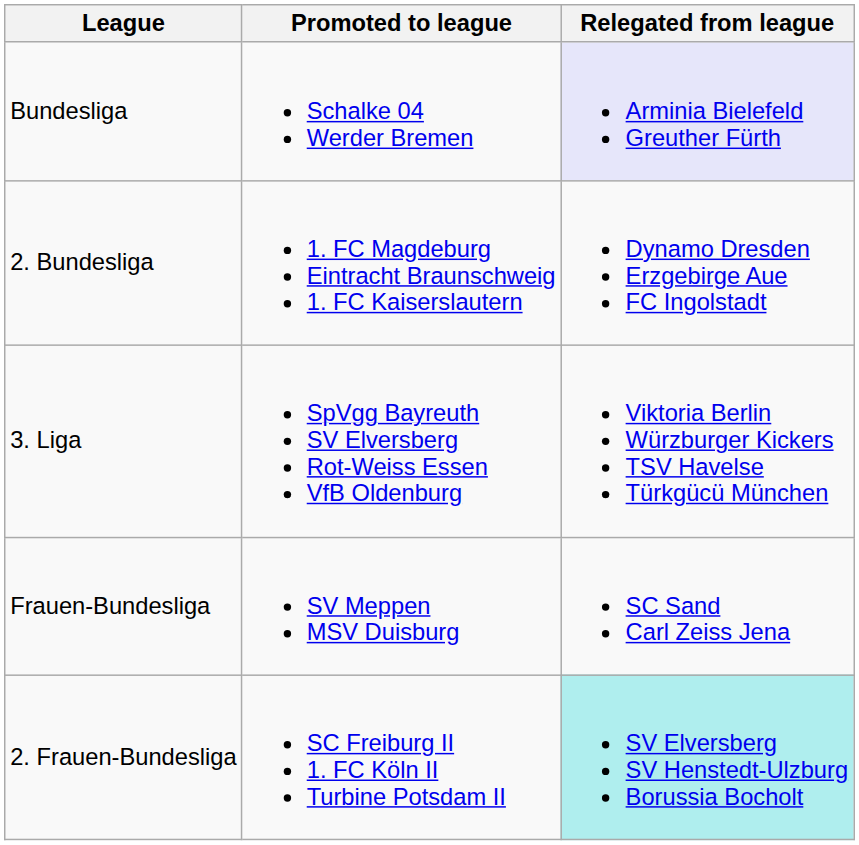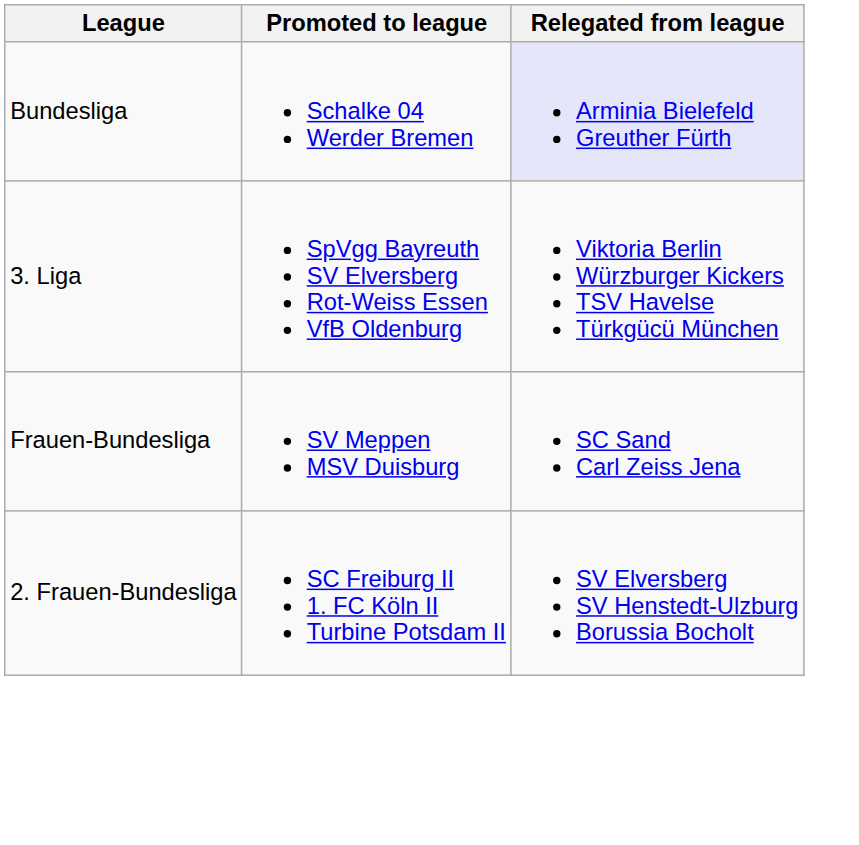- row: (82, 262)
(707, 771) paleturquoise background -> (658, 606) no background
